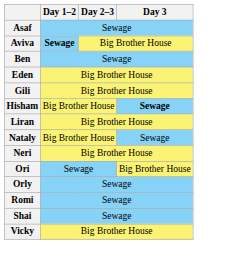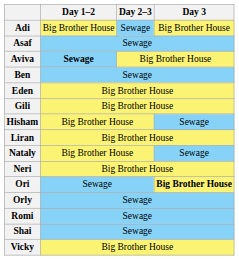+ row: (22, 28)
(155, 106) bold -> (194, 122) normal
(155, 169) normal -> (194, 185) bold
